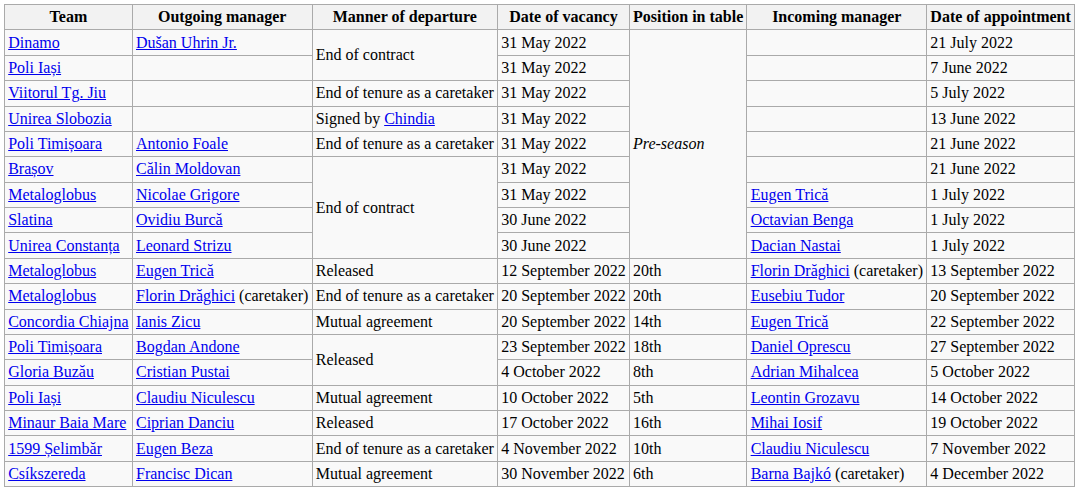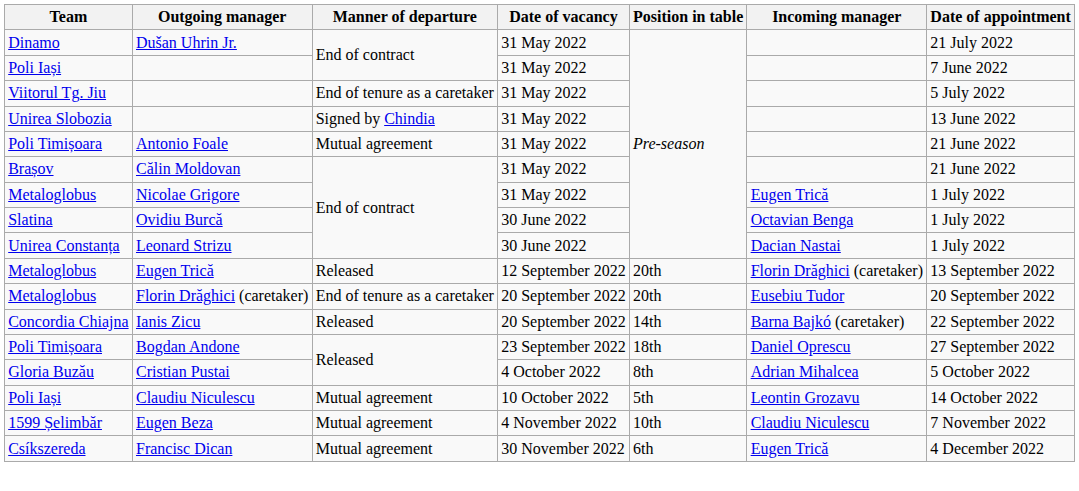(405, 144) End of tenure as a caretaker -> (374, 144) Mutual agreement
(374, 321) Mutual agreement -> (345, 321) Released
(790, 321) Eugen Trică -> (827, 321) Barna Bajkó (caretaker)
- row: (67, 423)
(405, 448) End of tenure as a caretaker -> (374, 423) Mutual agreement
(827, 473) Barna Bajkó (caretaker) -> (790, 448) Eugen Trică
